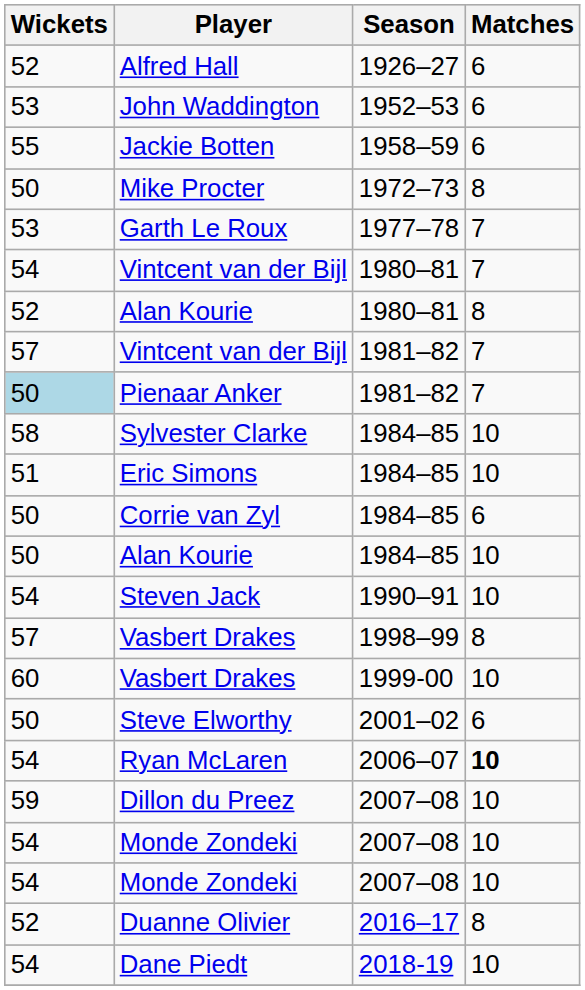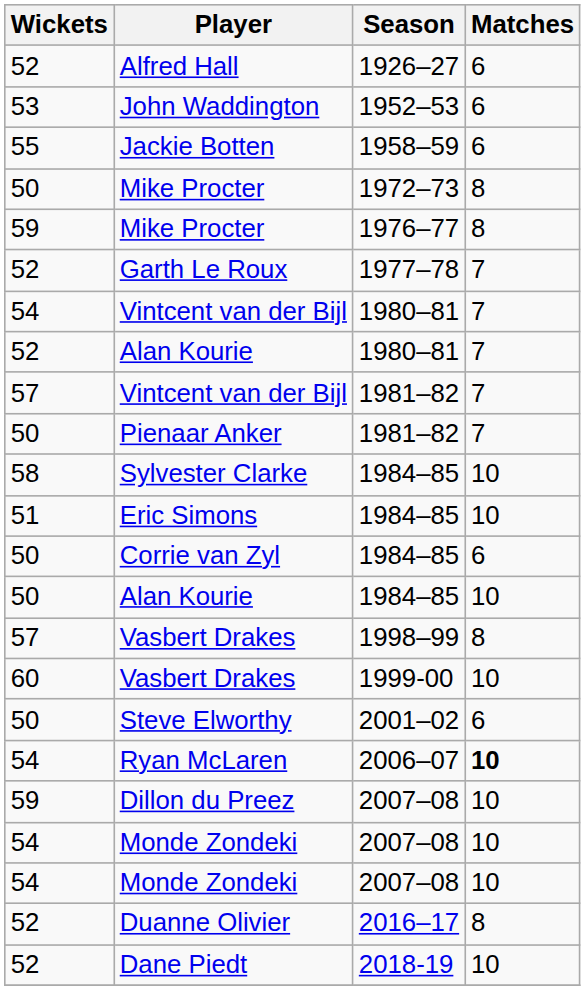+ row: (192, 229)
(25, 229) 53 -> (25, 270) 52
(478, 310) 8 -> (478, 351) 7
(25, 392) lightblue background -> (25, 433) no background
- row: (190, 596)
(25, 964) 54 -> (25, 964) 52
